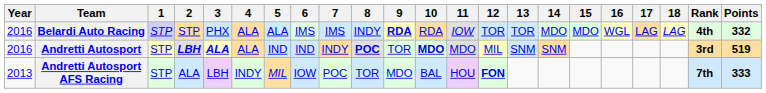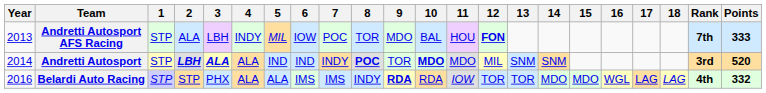rows swapped: (91, 73) <-> (91, 31)
(20, 48) 2016 -> (20, 61) 2014
(741, 48) 519 -> (741, 61) 520
